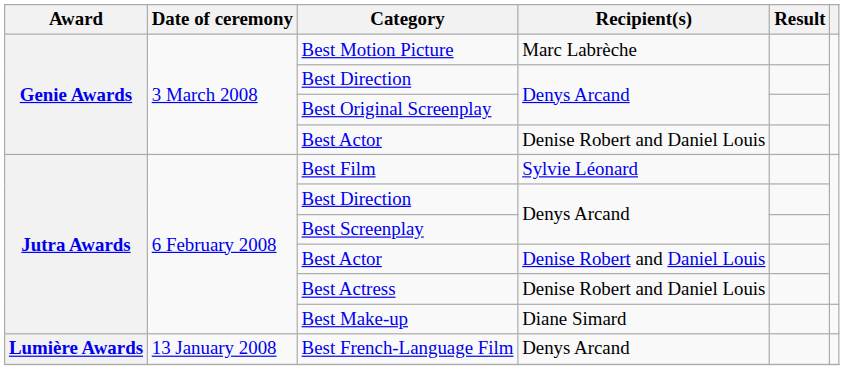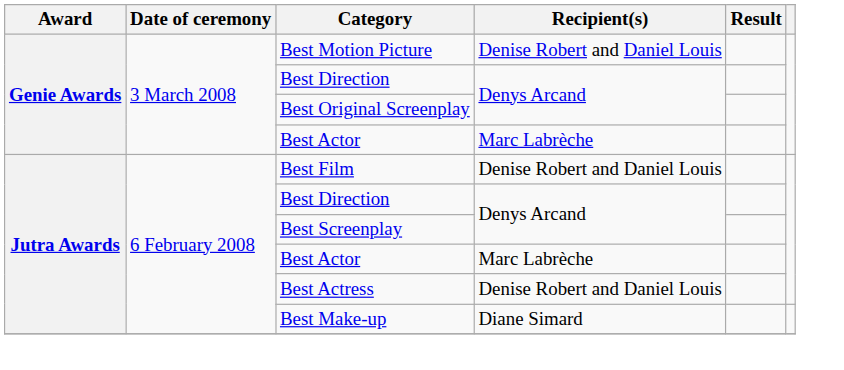(580, 49) Marc Labrèche -> (600, 49) Denise Robert and Daniel Louis
(644, 139) Denise Robert and Daniel Louis -> (536, 139) Marc Labrèche
(580, 169) Sylvie Léonard -> (600, 169) Denise Robert and Daniel Louis
(644, 259) Denise Robert and Daniel Louis -> (536, 259) Marc Labrèche
- row: (76, 348)
